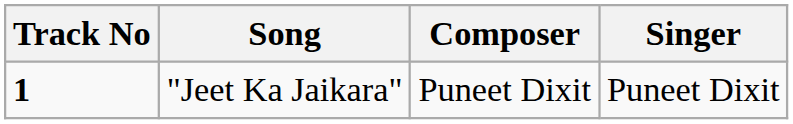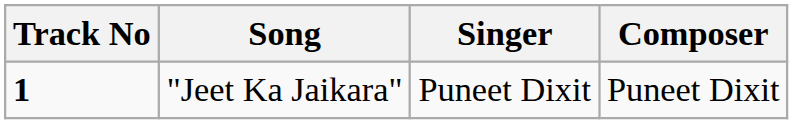columns swapped: (693, 33) <-> (505, 33)
